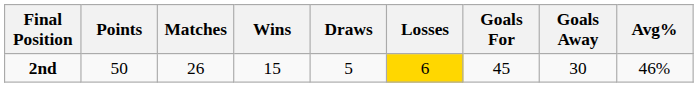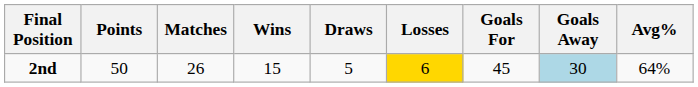(578, 68) no background -> (578, 68) lightblue background
(654, 68) 46% -> (654, 68) 64%
